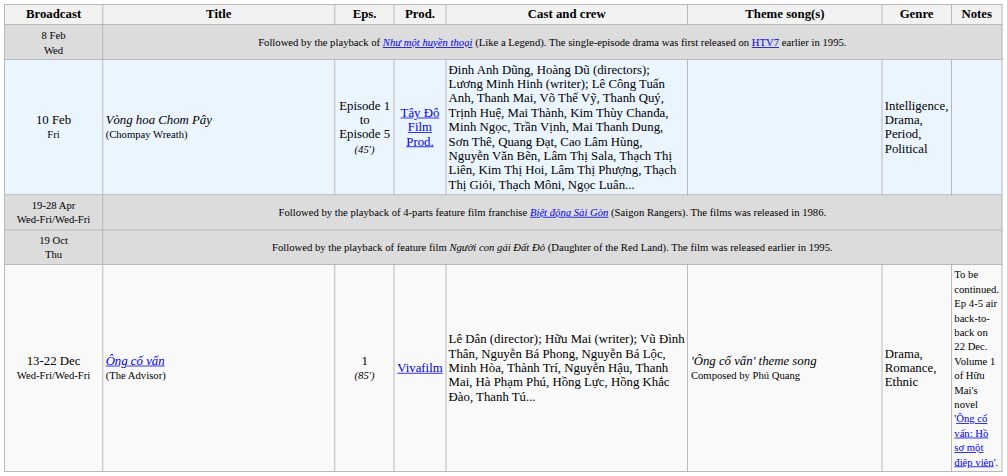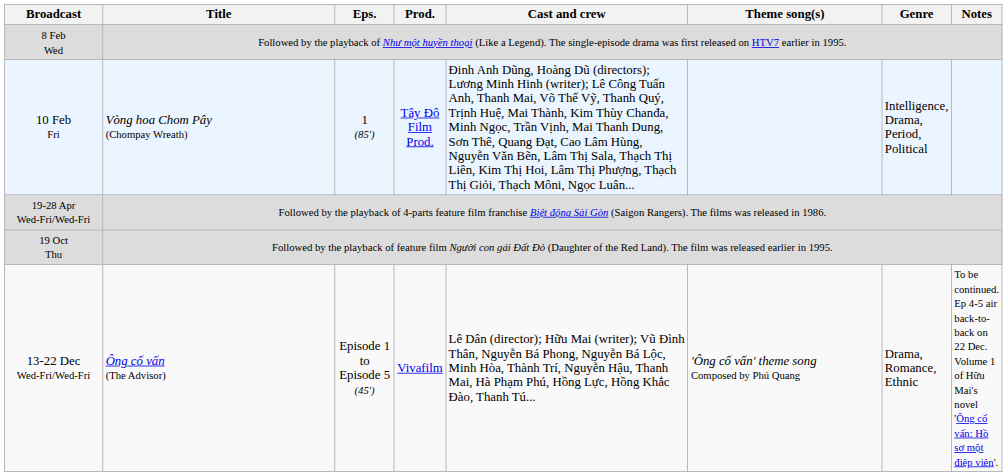(365, 127) Episode 1 to Episode 5 (45′) -> (365, 127) 1 (85′)
(365, 368) 1 (85′) -> (365, 368) Episode 1 to Episode 5 (45′)
